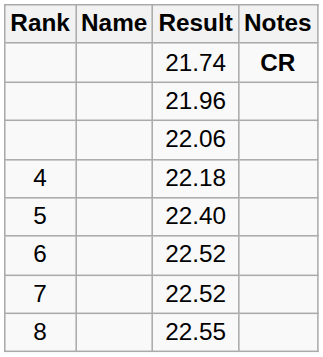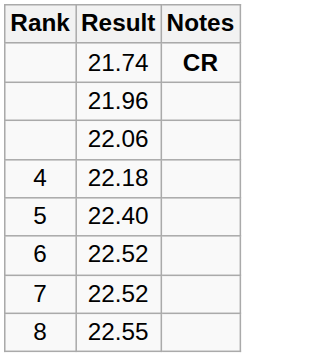- column: (114, 23)
